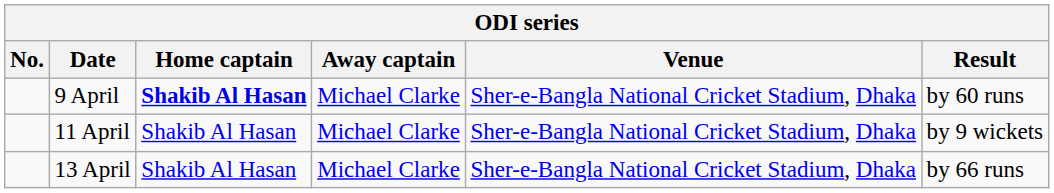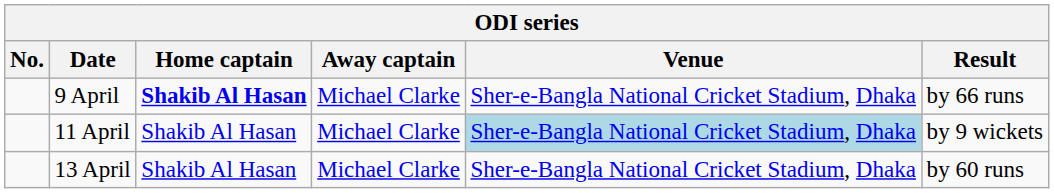(975, 95) by 60 runs -> (975, 95) by 66 runs
(693, 132) no background -> (693, 132) lightblue background
(975, 168) by 66 runs -> (975, 168) by 60 runs
